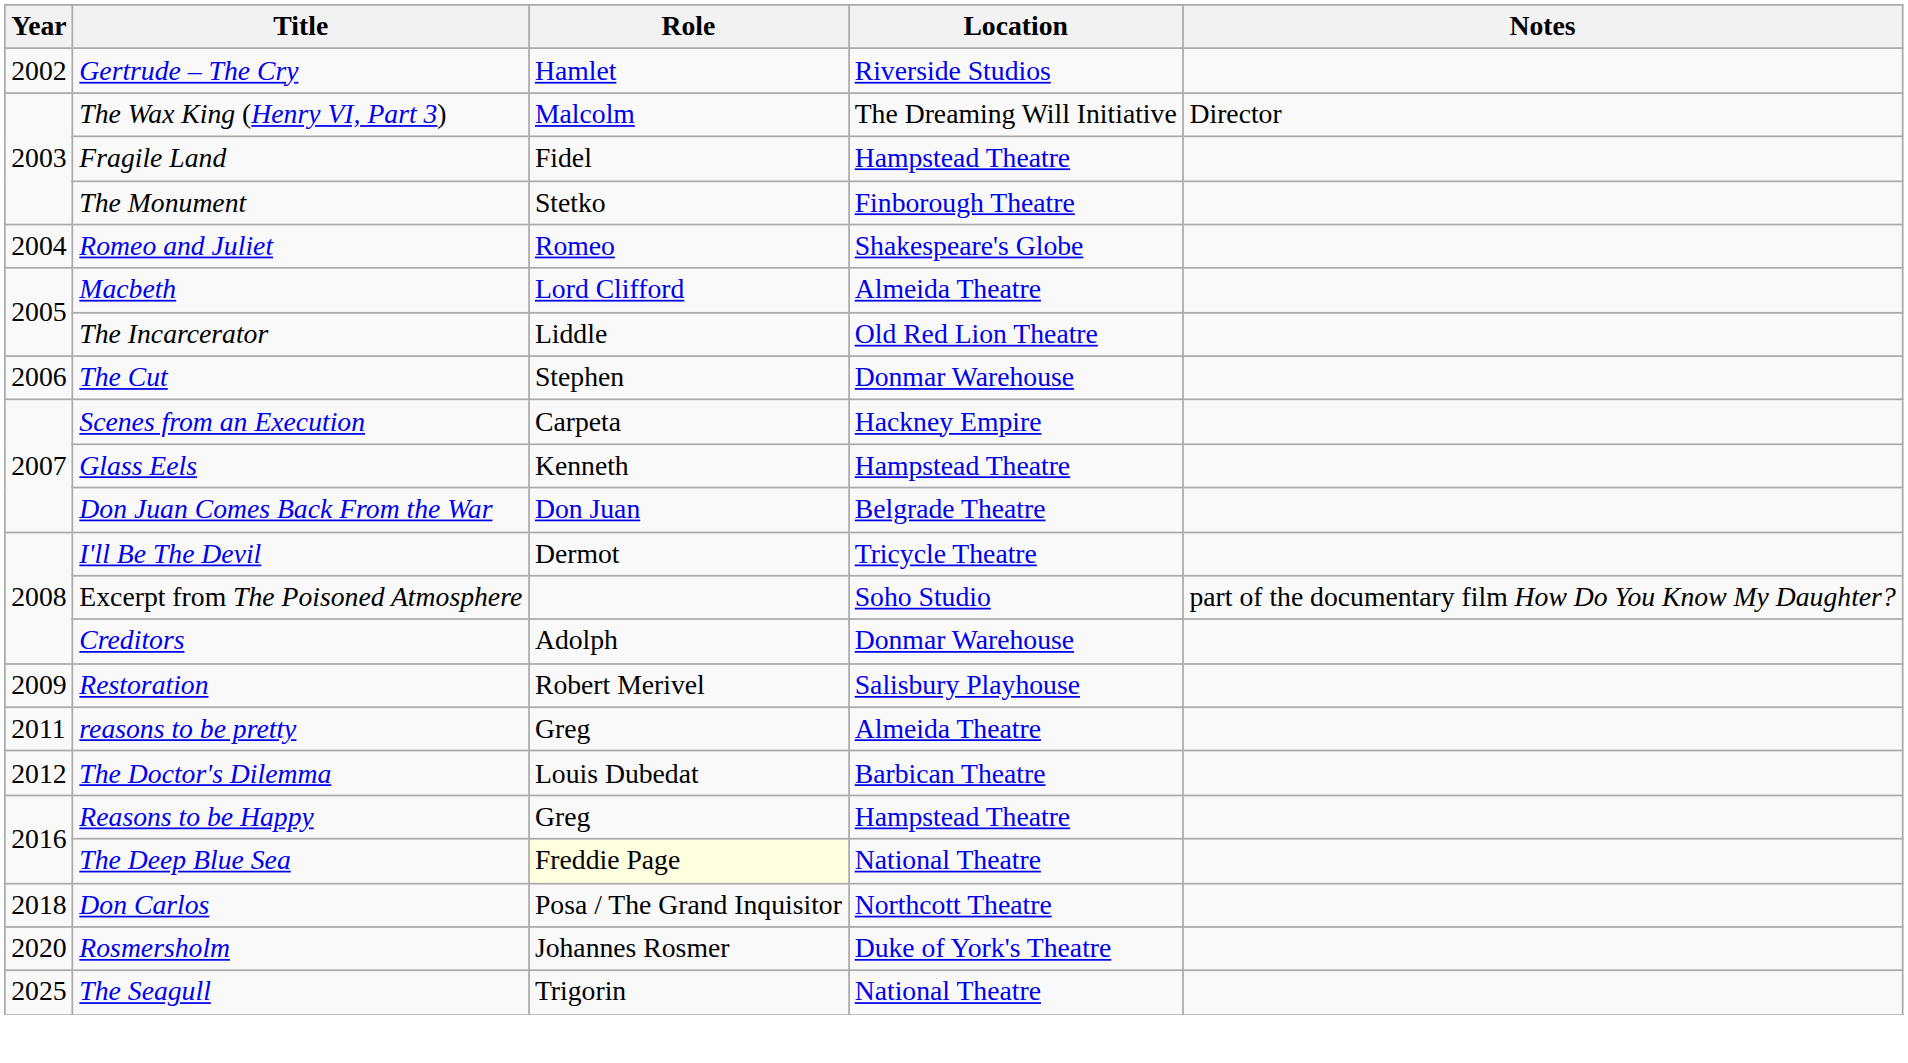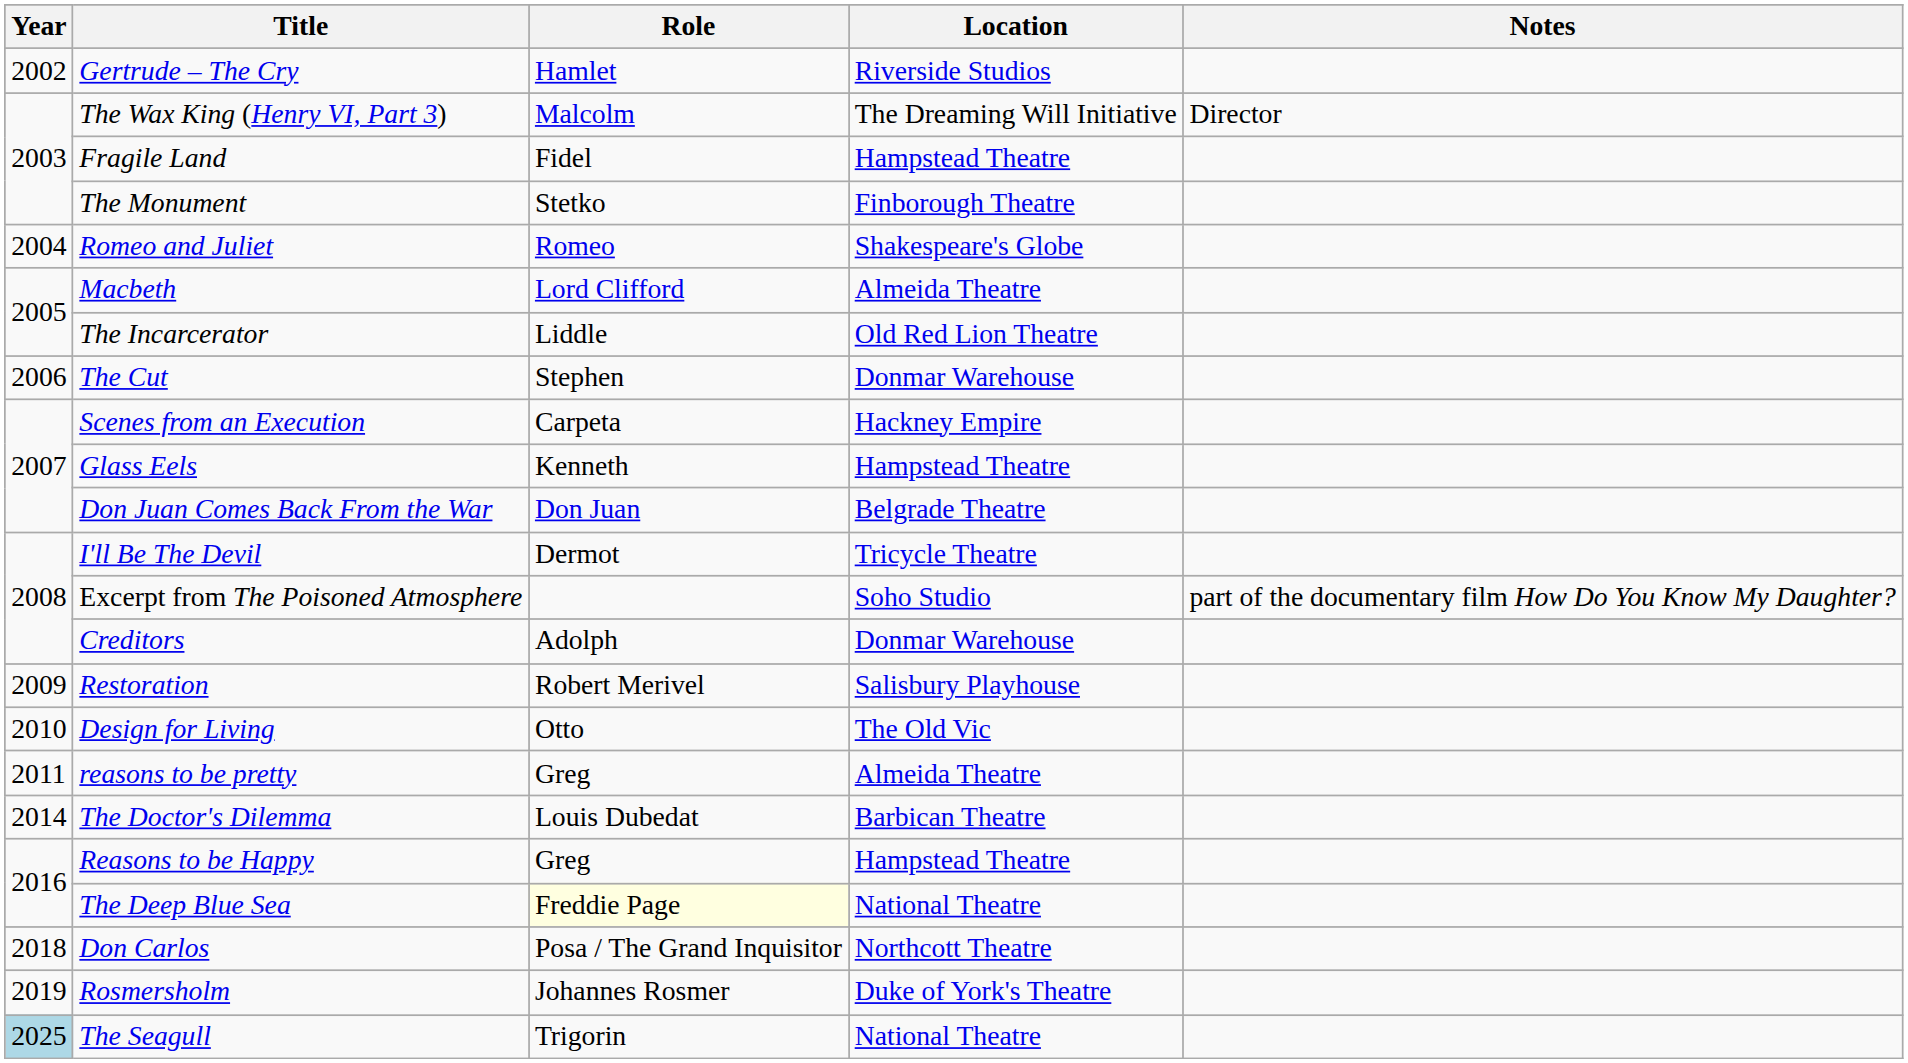+ row: (177, 728)
(39, 772) 2012 -> (39, 816) 2014
(39, 948) 2020 -> (39, 992) 2019
(39, 992) no background -> (39, 1036) lightblue background
